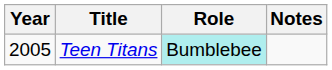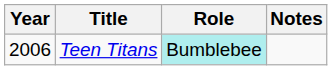(30, 49) 2005 -> (30, 49) 2006
